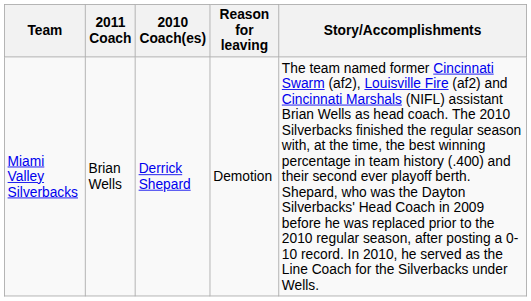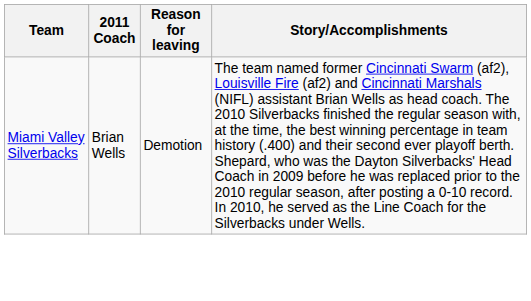- column: (173, 30)
